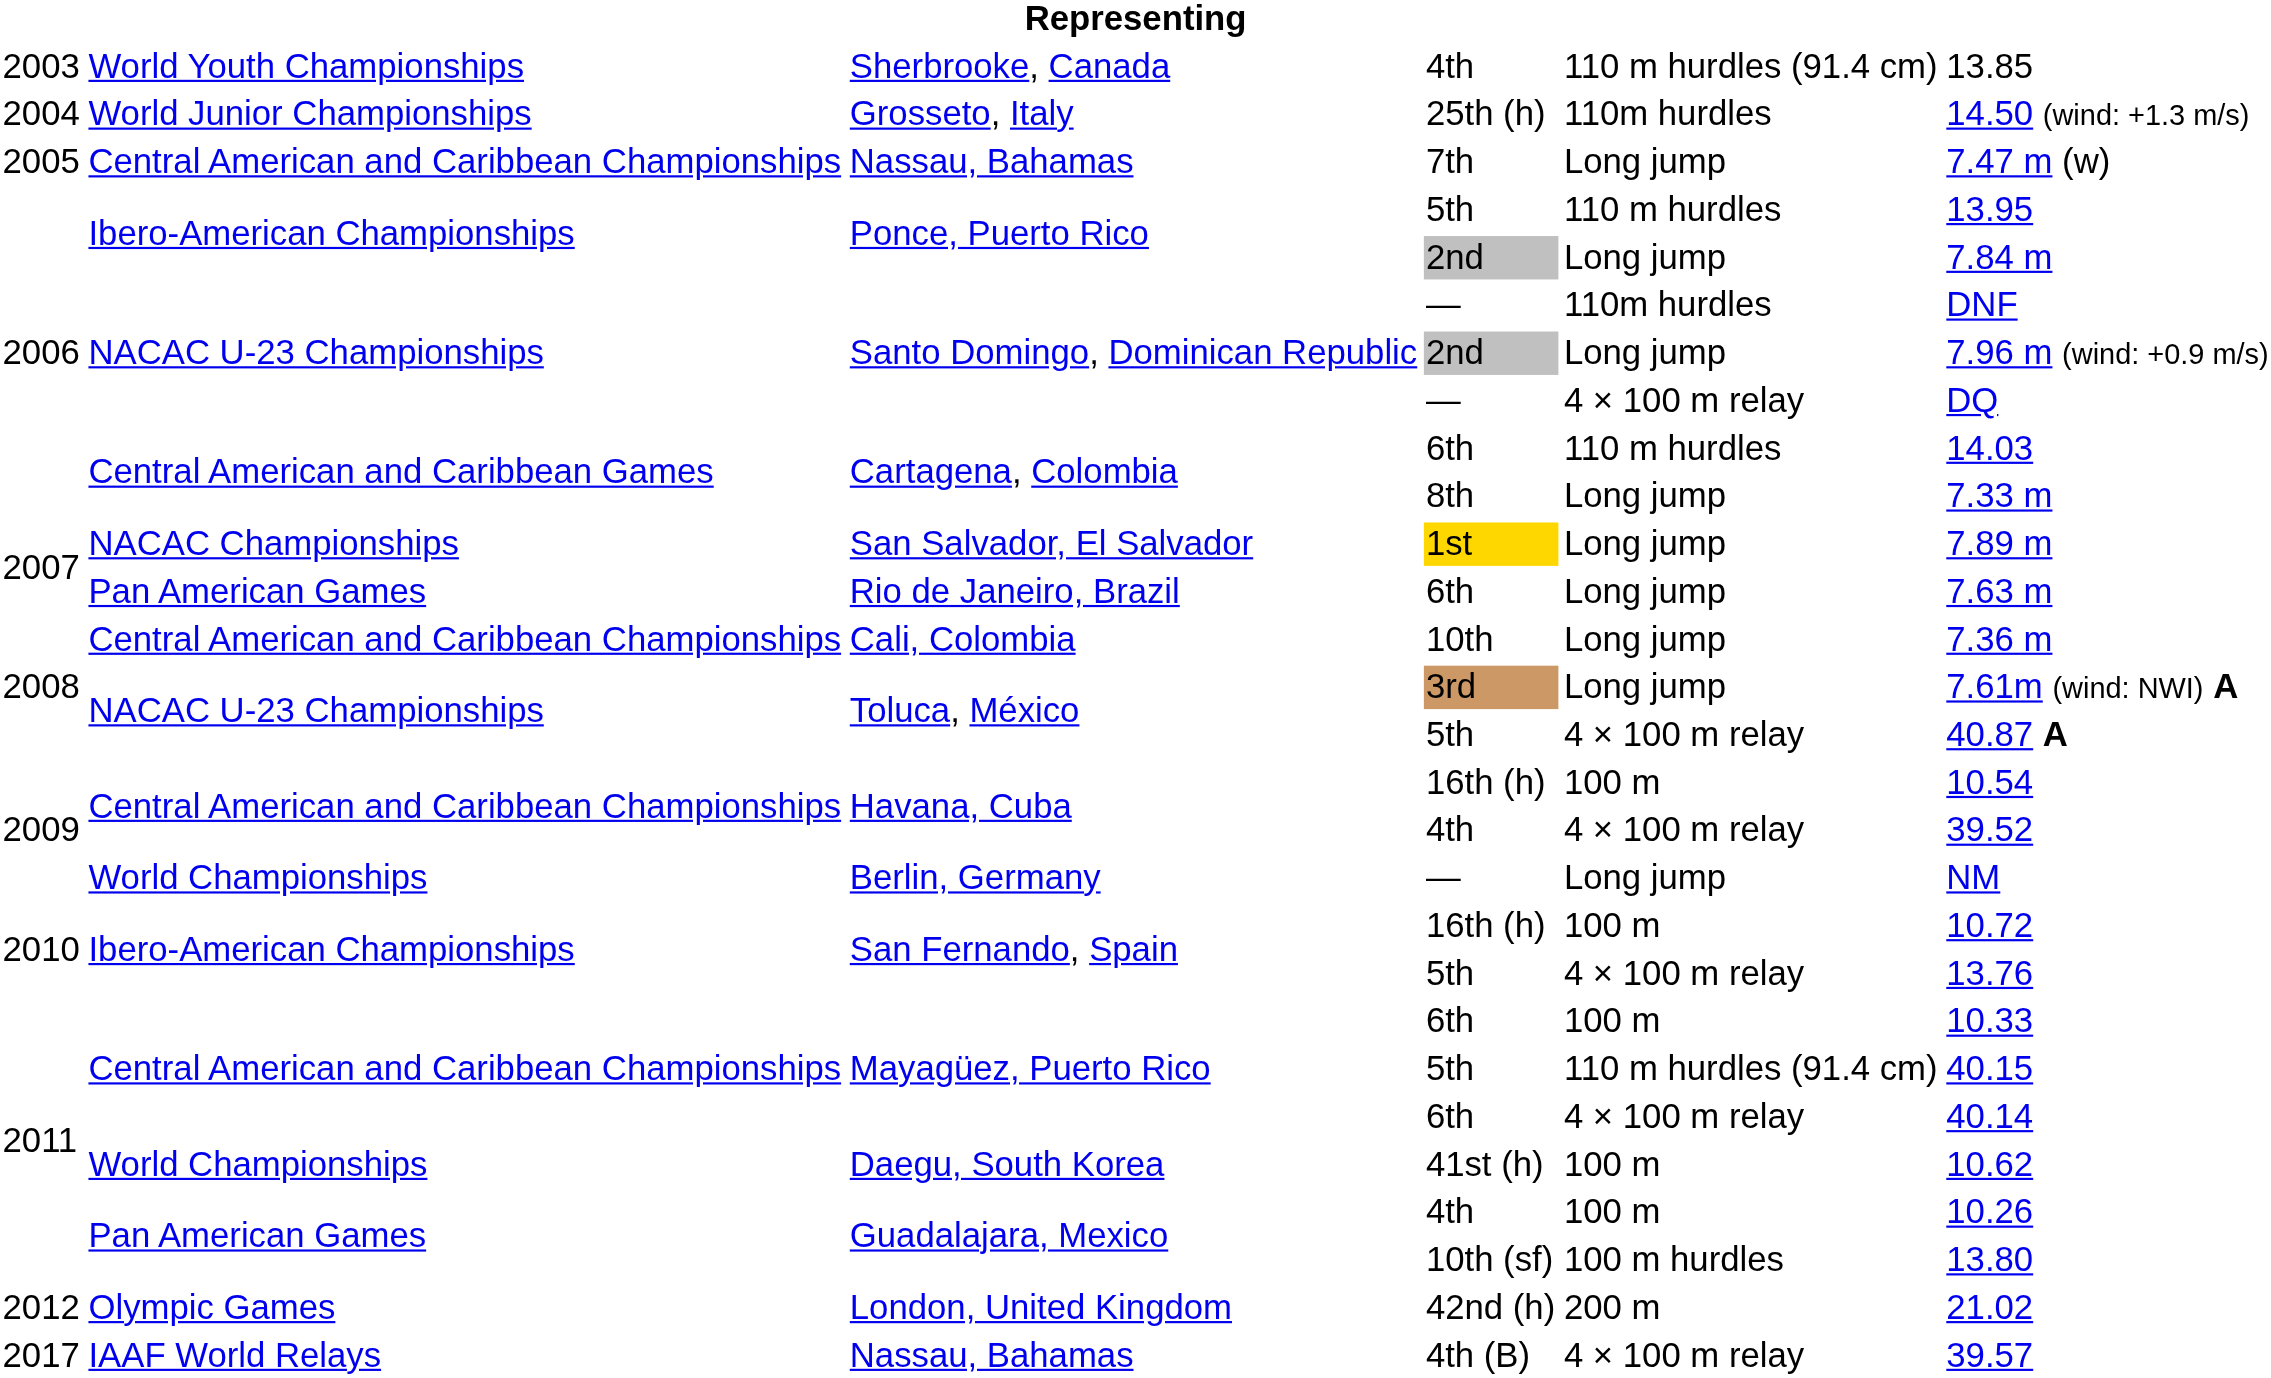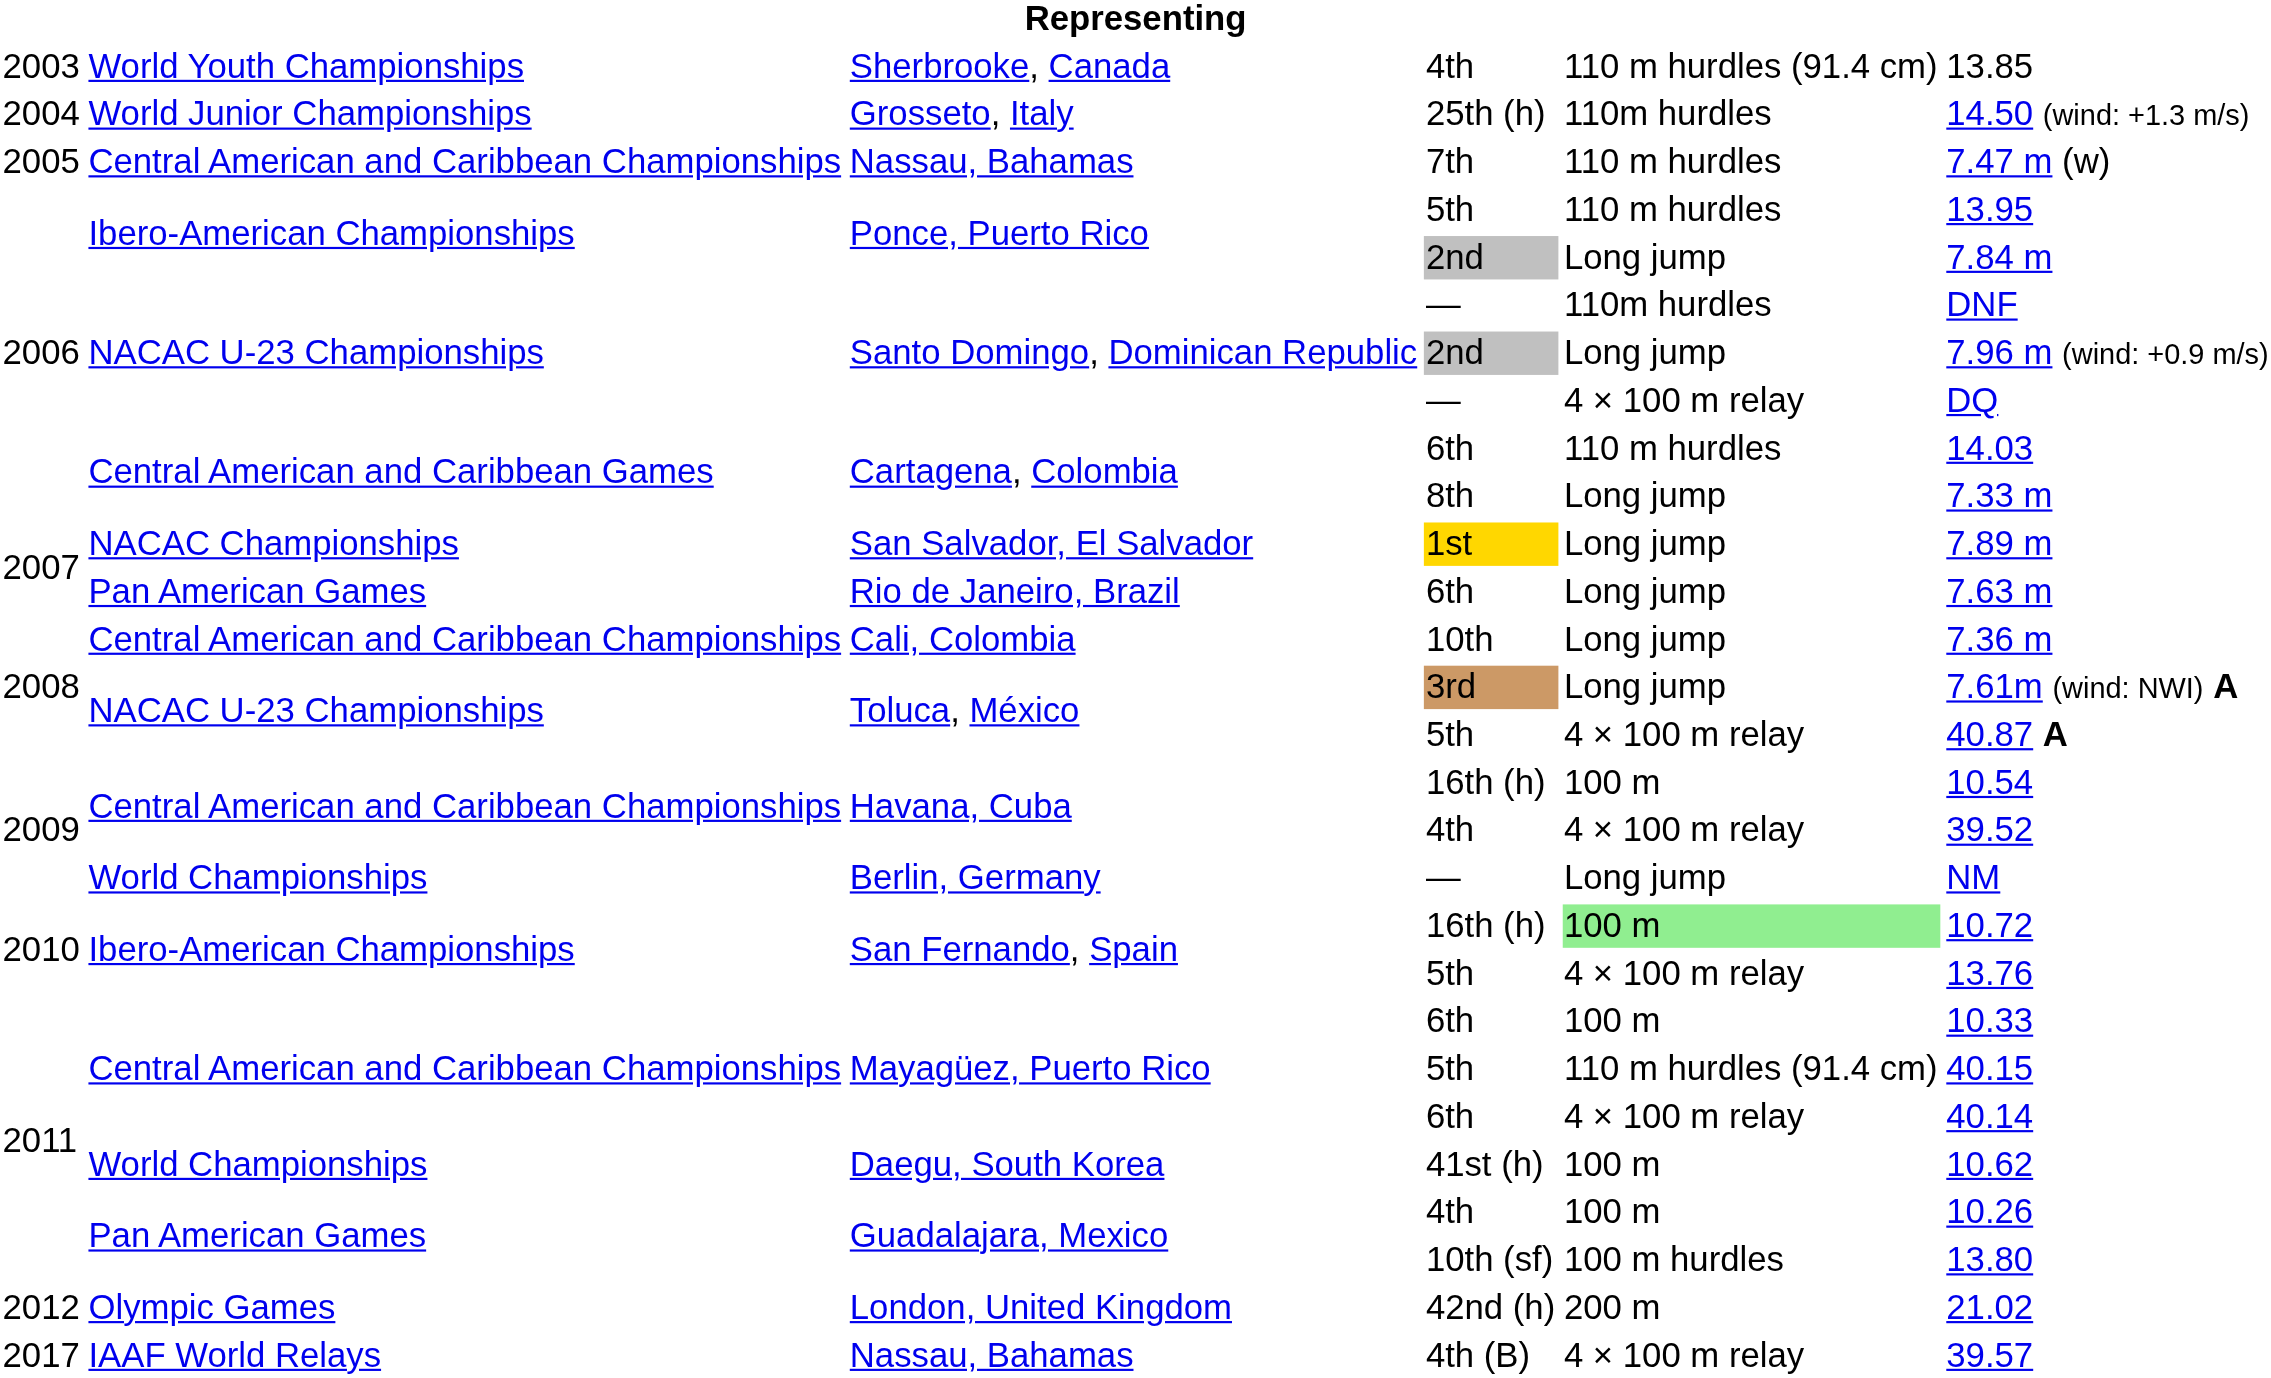(1645, 161) Long jump -> (1673, 161) 110 m hurdles
(1612, 925) no background -> (1612, 925) lightgreen background
